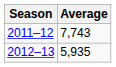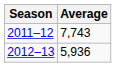(75, 52) 5,935 -> (75, 52) 5,936
